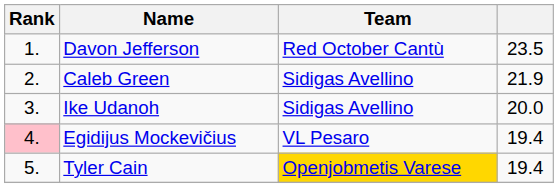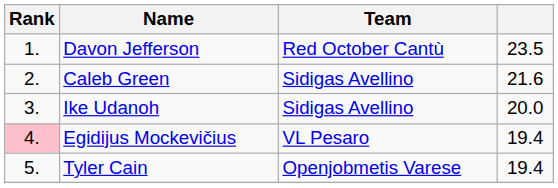(525, 78) 21.9 -> (525, 78) 21.6
(372, 167) gold background -> (372, 167) no background
